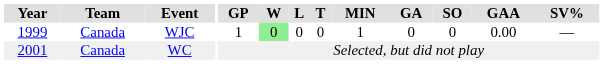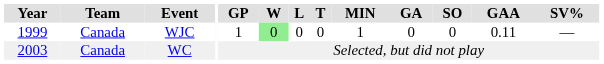(503, 31) 0.00 -> (503, 31) 0.11
(32, 50) 2001 -> (32, 50) 2003
